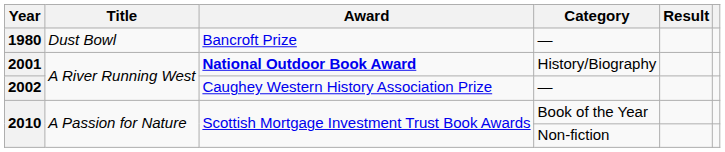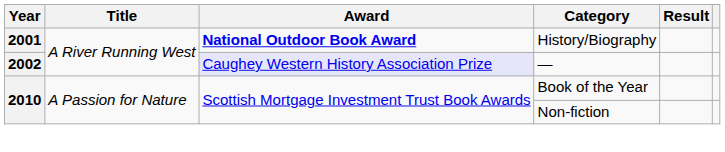- row: (25, 40)
(347, 87) no background -> (347, 64) lavender background
